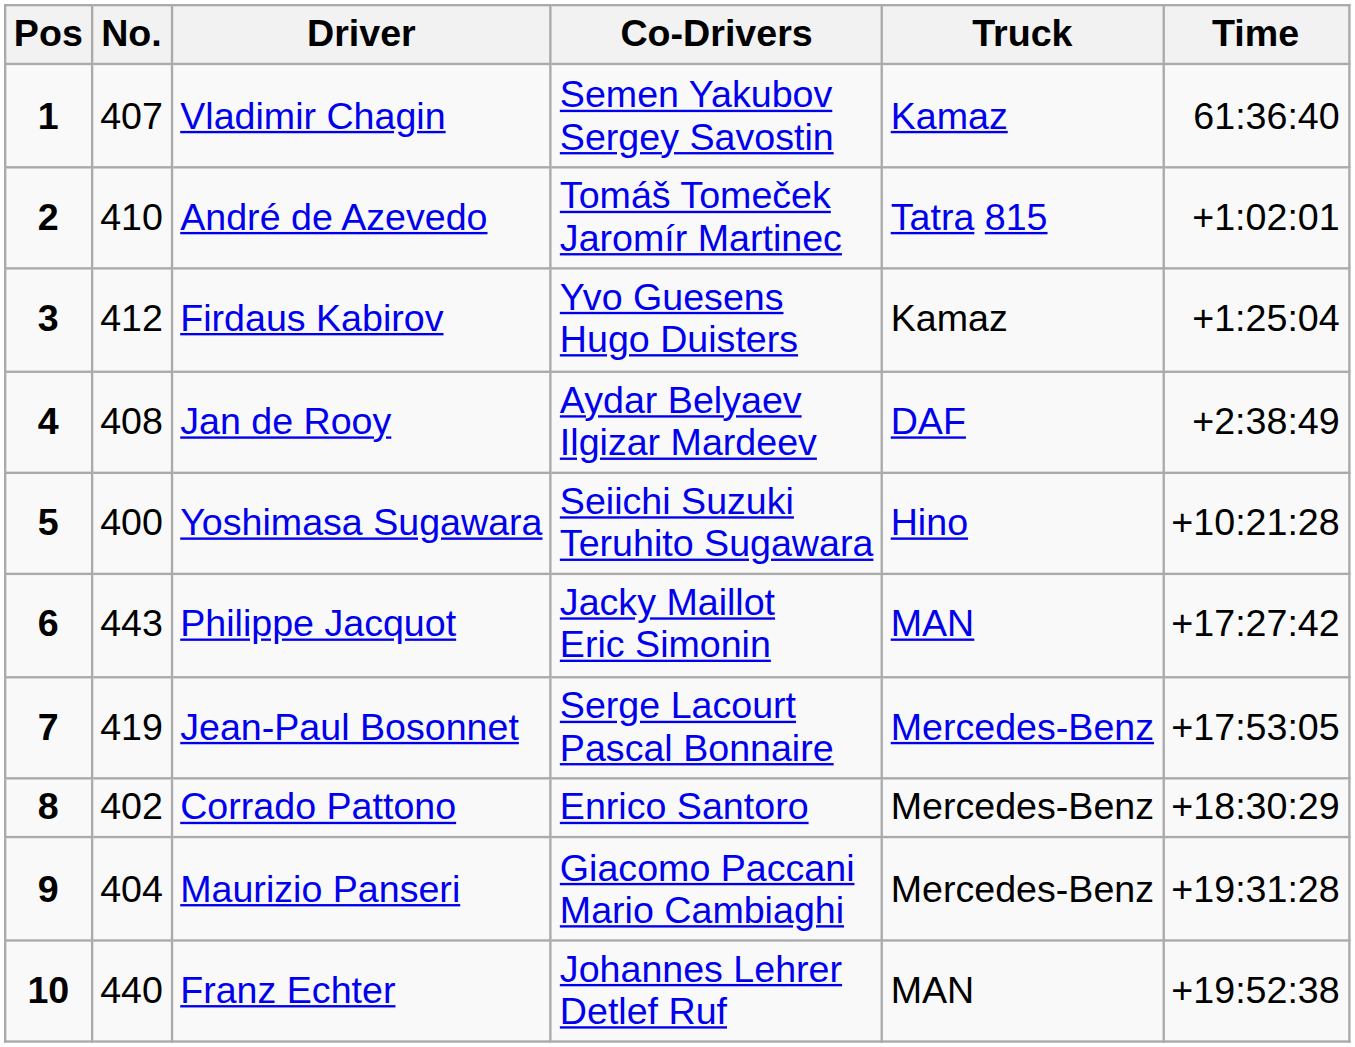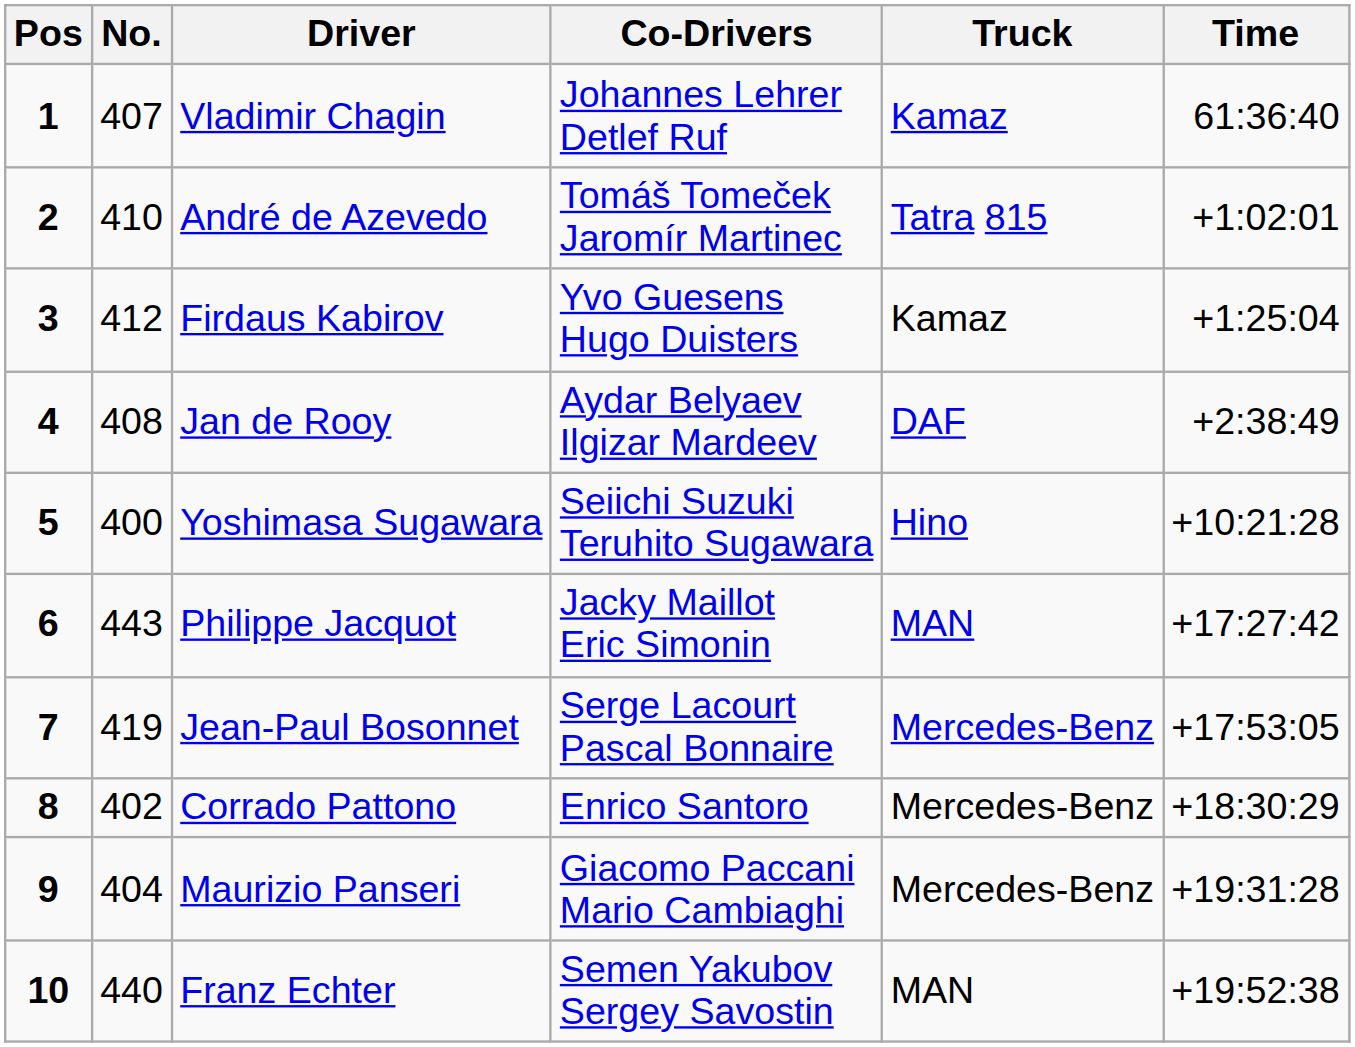(697, 115) Semen Yakubov Sergey Savostin -> (701, 115) Johannes Lehrer Detlef Ruf
(701, 990) Johannes Lehrer Detlef Ruf -> (697, 990) Semen Yakubov Sergey Savostin
